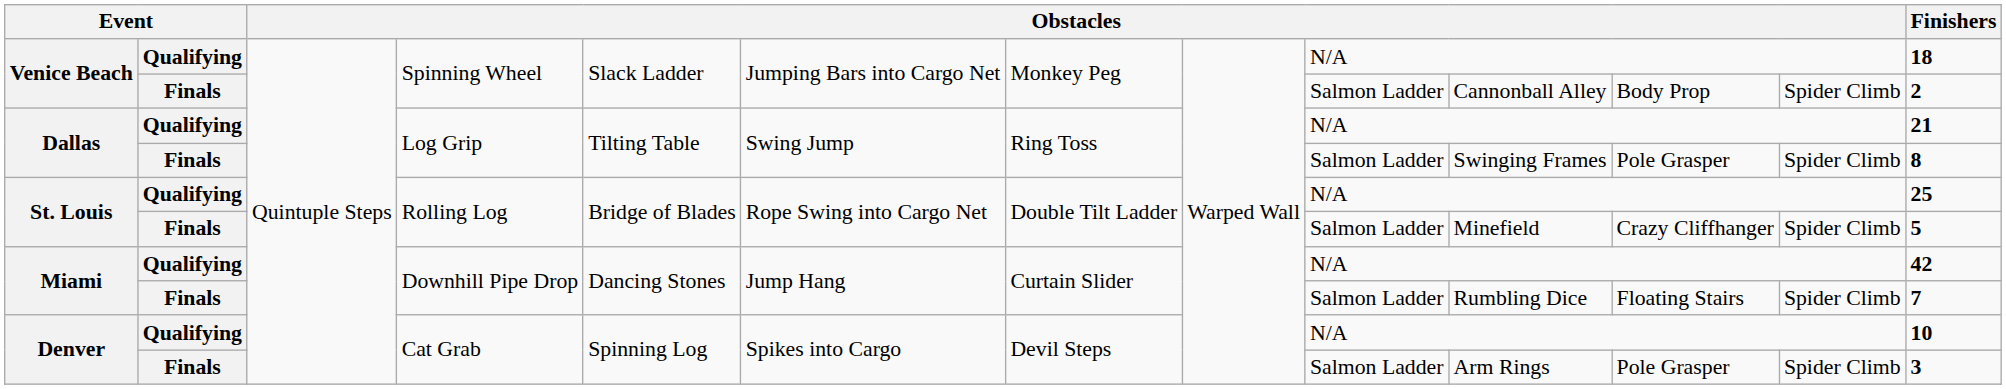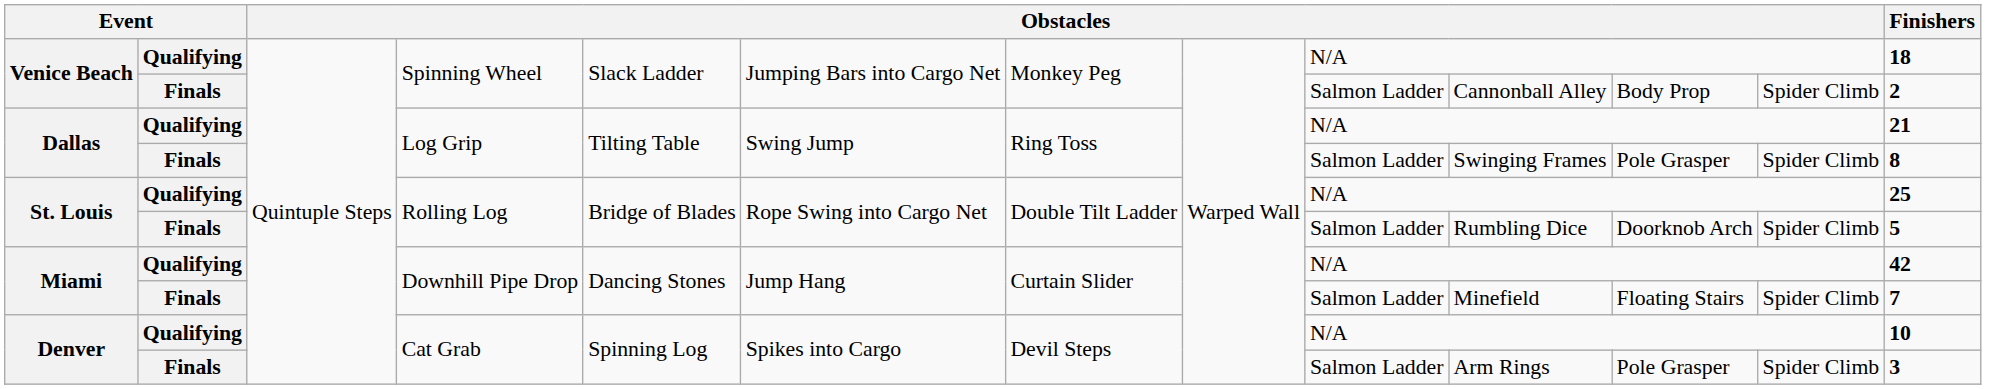(1496, 228) Minefield -> (1520, 228) Rumbling Dice
(1695, 228) Crazy Cliffhanger -> (1685, 228) Doorknob Arch
(1520, 297) Rumbling Dice -> (1496, 297) Minefield
